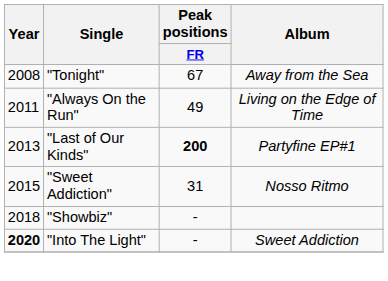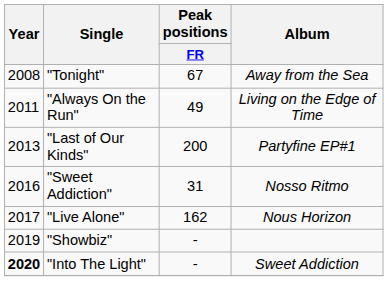(195, 146) bold -> (195, 146) normal
(24, 186) 2015 -> (24, 186) 2016
+ row: (86, 217)
(24, 217) 2018 -> (24, 240) 2019
